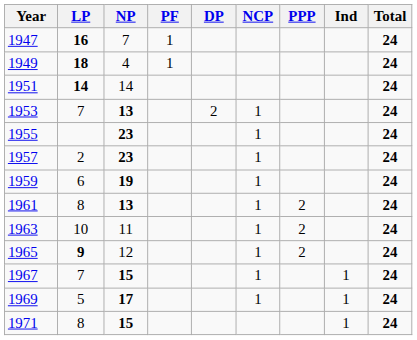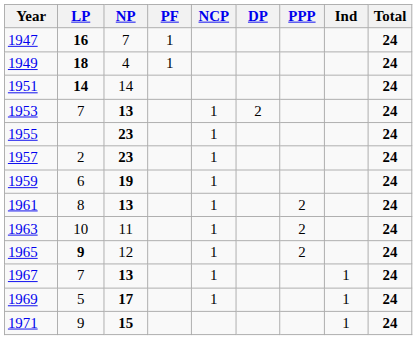columns swapped: (214, 16) <-> (258, 16)
(126, 275) 15 -> (126, 275) 13
(81, 323) 8 -> (81, 323) 9
